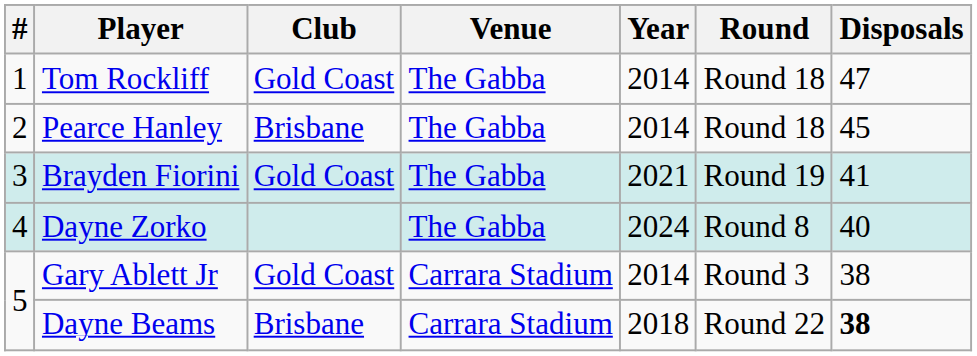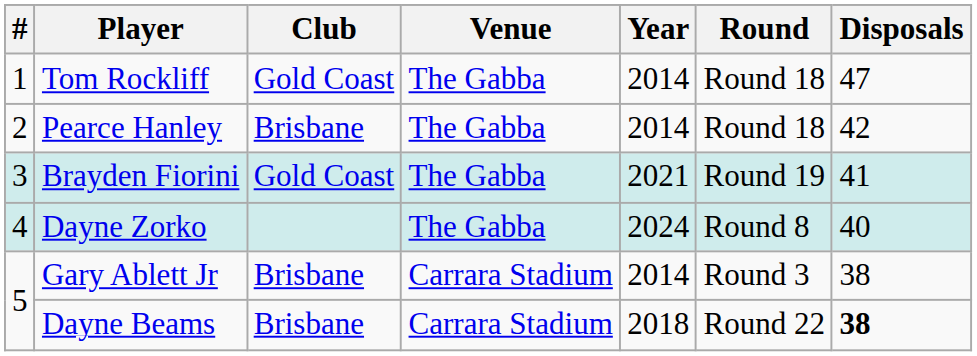(855, 127) 45 -> (855, 127) 42
(324, 275) Gold Coast -> (309, 275) Brisbane
